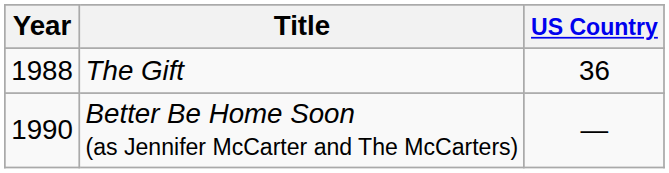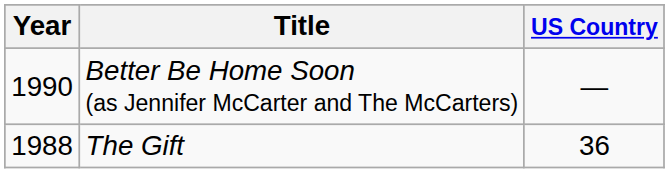rows swapped: (135, 70) <-> (302, 129)
